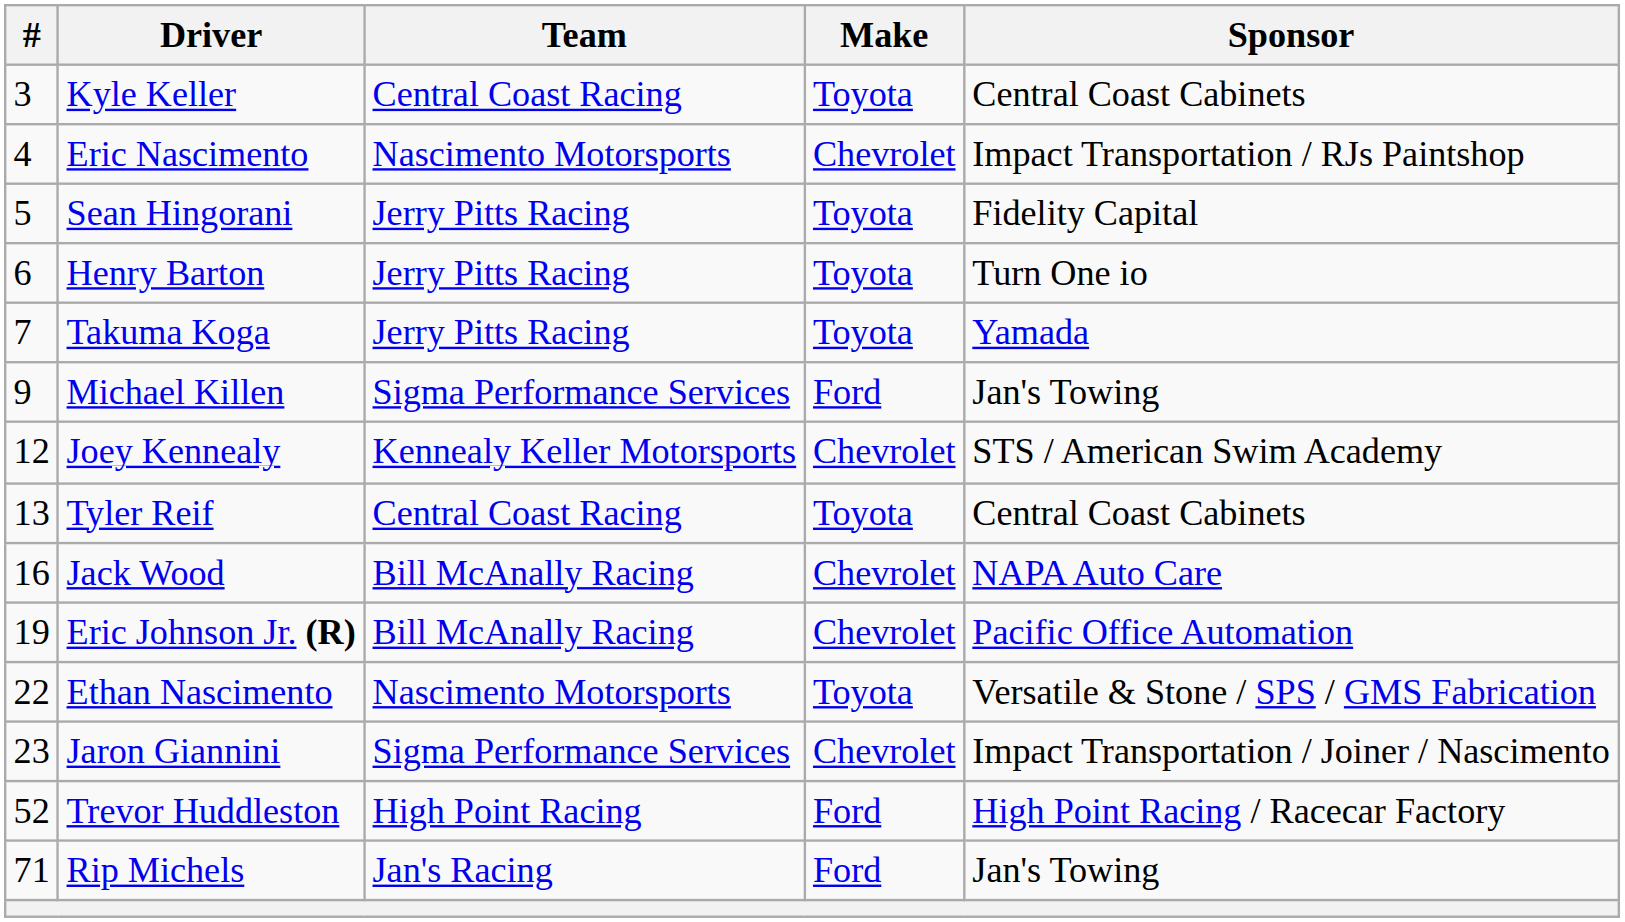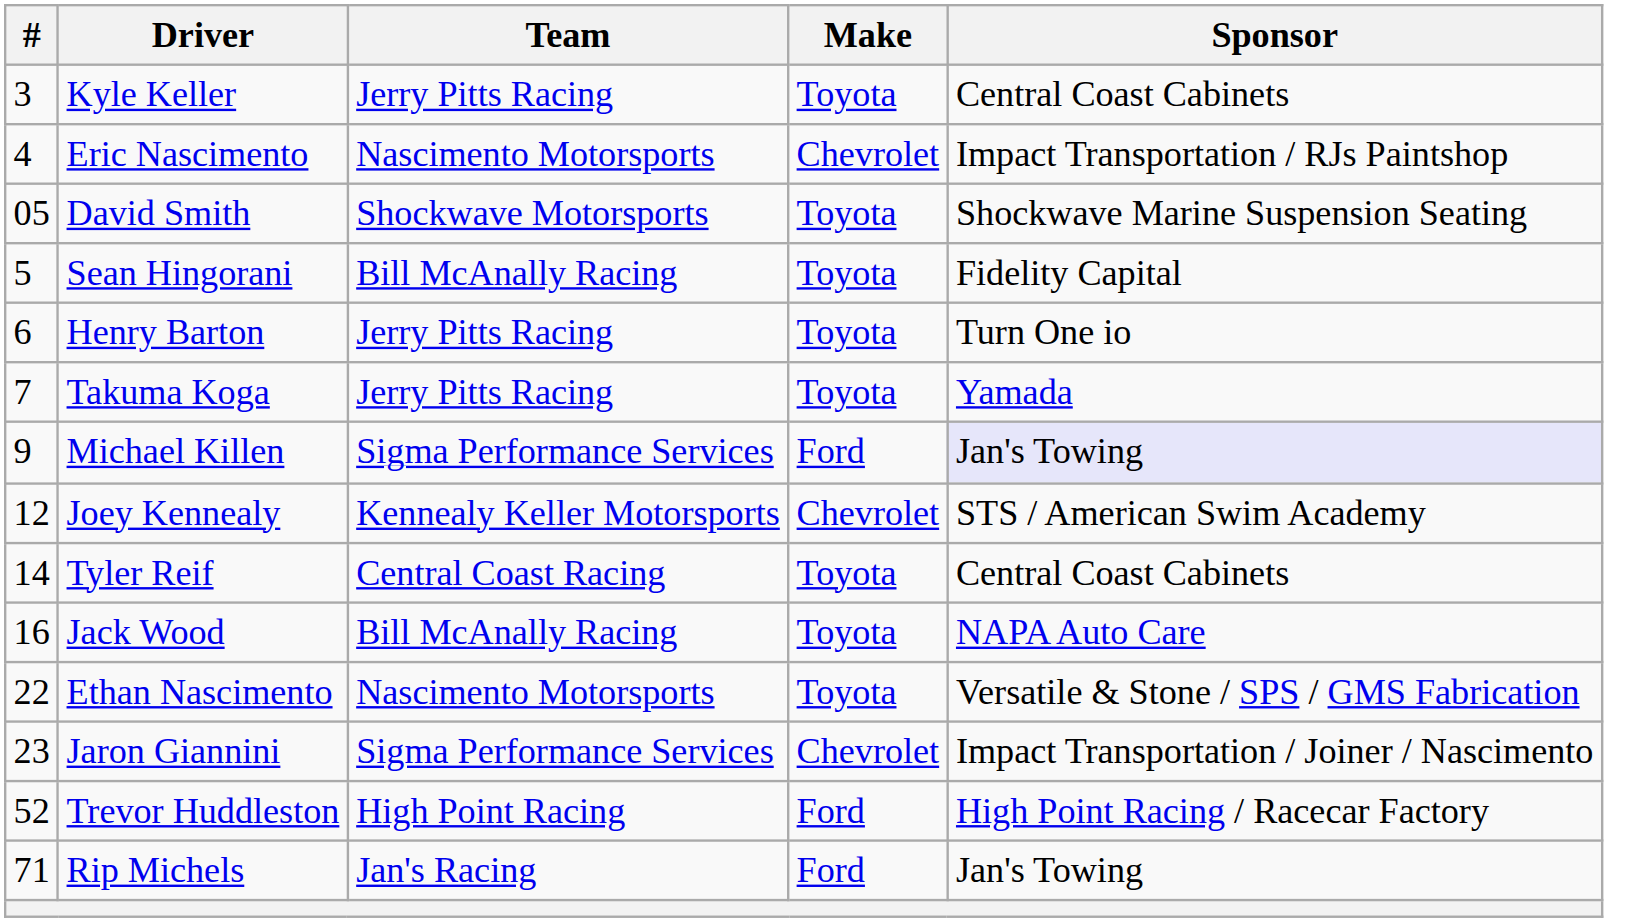(527, 94) Central Coast Racing -> (485, 94) Jerry Pitts Racing
+ row: (158, 213)
(501, 213) Jerry Pitts Racing -> (517, 273) Bill McAnally Racing
(1066, 392) no background -> (1050, 452) lavender background
(32, 511) 13 -> (32, 571) 14
(884, 571) Chevrolet -> (847, 630) Toyota
- row: (211, 630)
